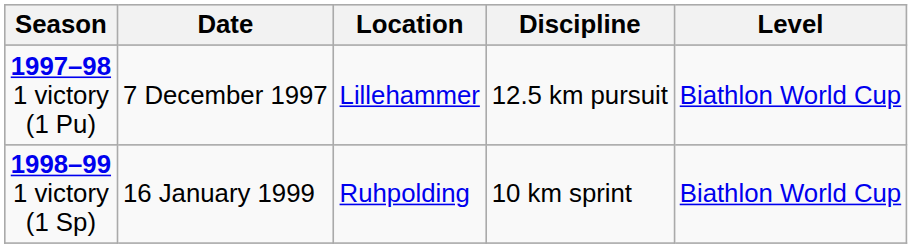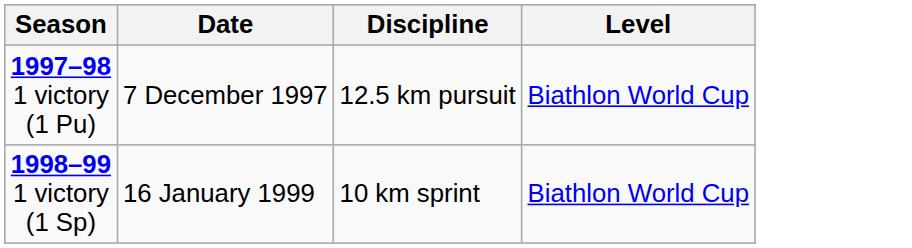- column: (410, 24)
